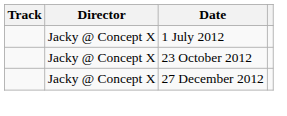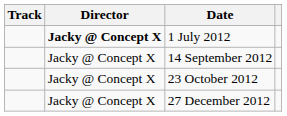(102, 36) normal -> (105, 36) bold
+ row: (220, 57)
